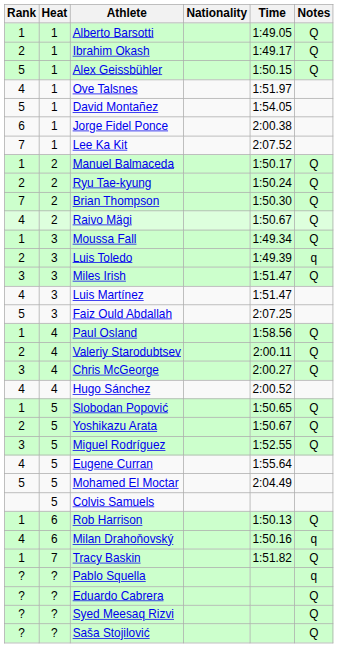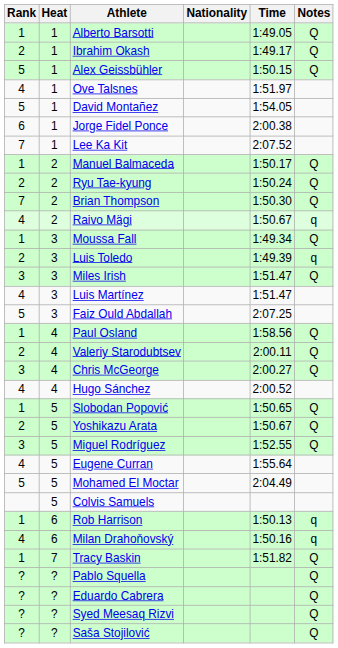(314, 220) Q -> (314, 220) q
(314, 520) Q -> (314, 520) q
(314, 577) q -> (314, 577) Q
